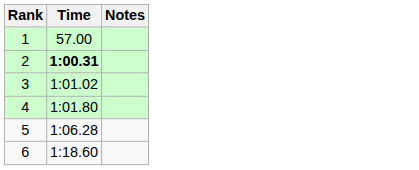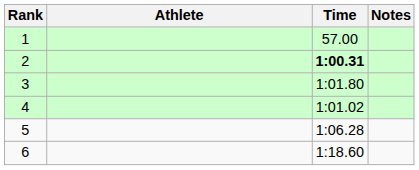+ column: (179, 15)
(74, 84) 1:01.02 -> (340, 84) 1:01.80
(74, 107) 1:01.80 -> (340, 107) 1:01.02
